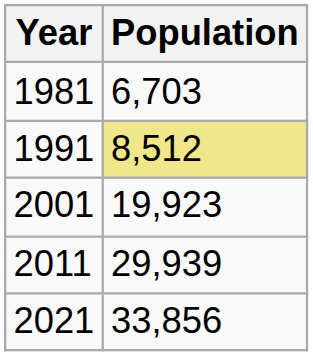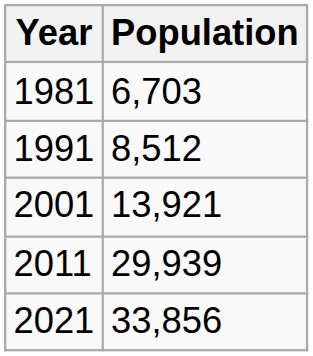(156, 148) khaki background -> (156, 148) no background
(167, 206) 19,923 -> (167, 206) 13,921
